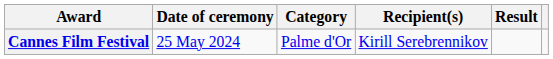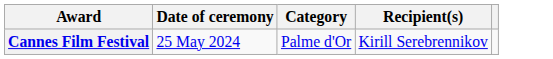- column: (516, 16)
